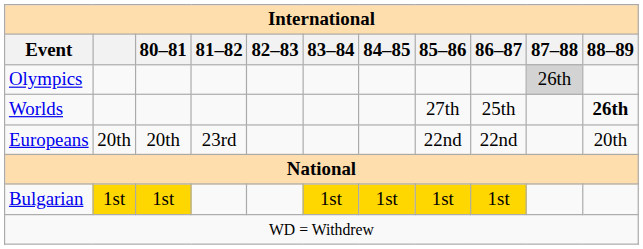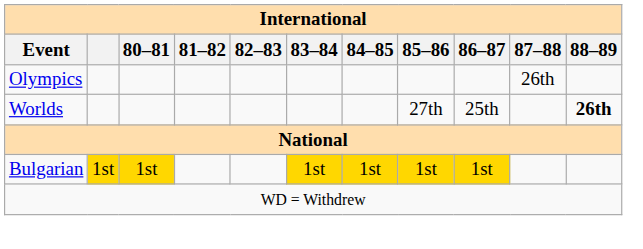(555, 79) lightgrey background -> (538, 79) no background
- row: (49, 139)
